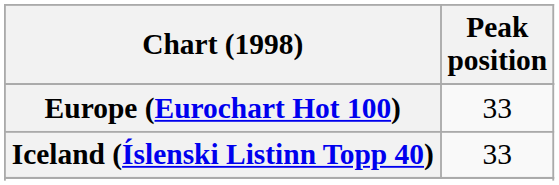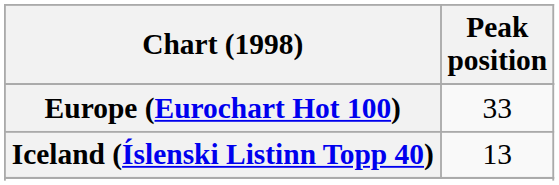(497, 154) 33 -> (497, 154) 13
